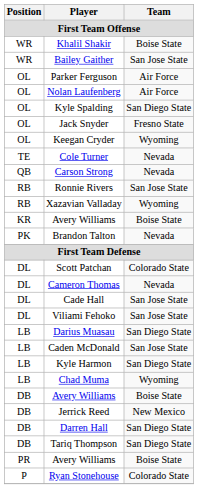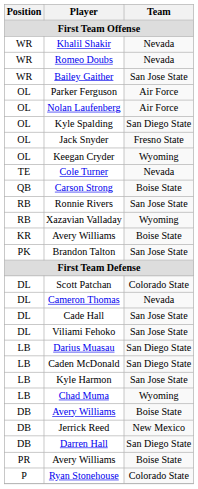(159, 44) Boise State -> (159, 44) Nevada
+ row: (24, 60)
(159, 172) Nevada -> (159, 188) Boise State
(159, 236) Nevada -> (159, 252) San Jose State
(159, 348) San Jose State -> (159, 364) San Diego State
(159, 364) San Diego State -> (159, 380) San Jose State
- row: (24, 444)
